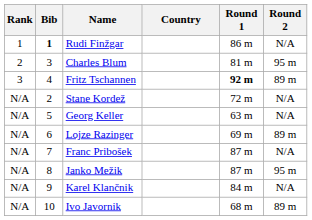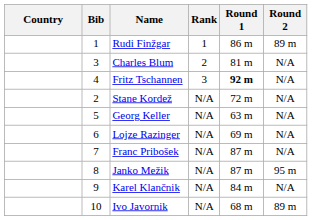columns swapped: (20, 19) <-> (181, 19)
(49, 44) bold -> (96, 44) normal
(285, 44) N/A -> (285, 44) 89 m
(285, 62) 95 m -> (285, 62) N/A
(285, 80) 89 m -> (285, 80) N/A
(285, 134) 89 m -> (285, 134) N/A
